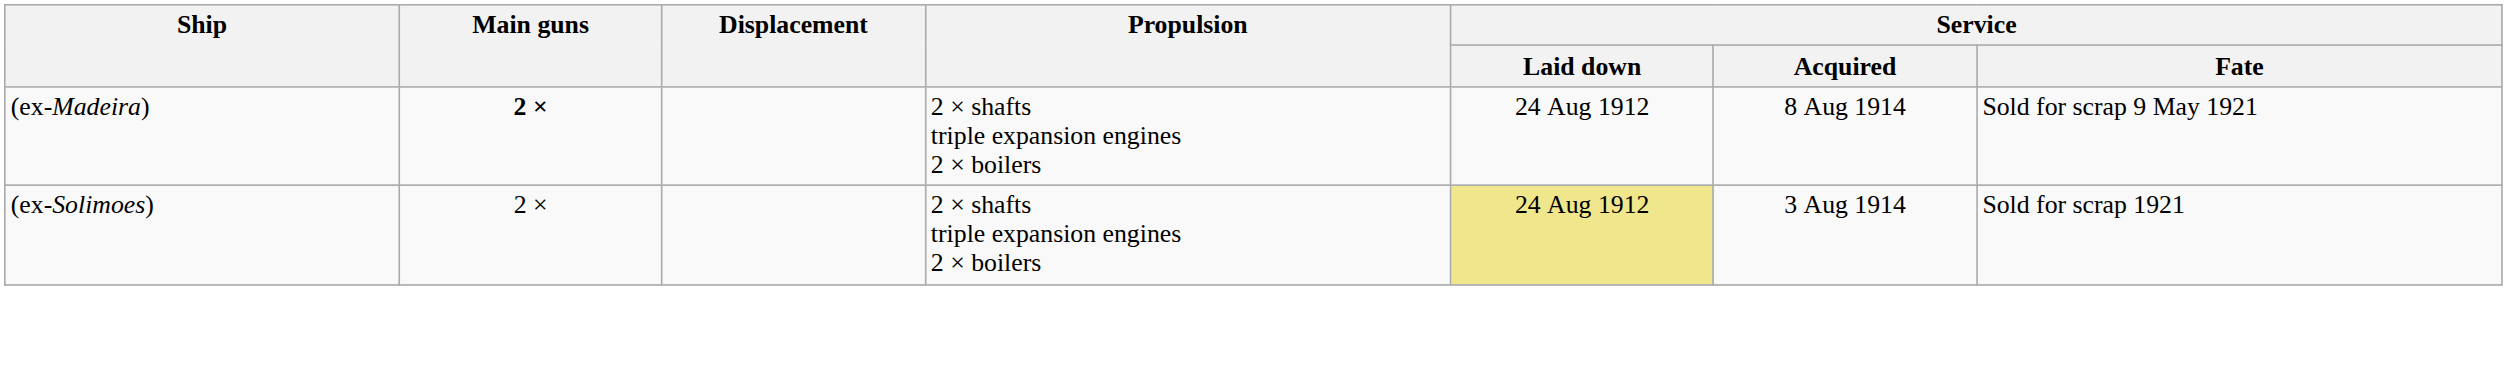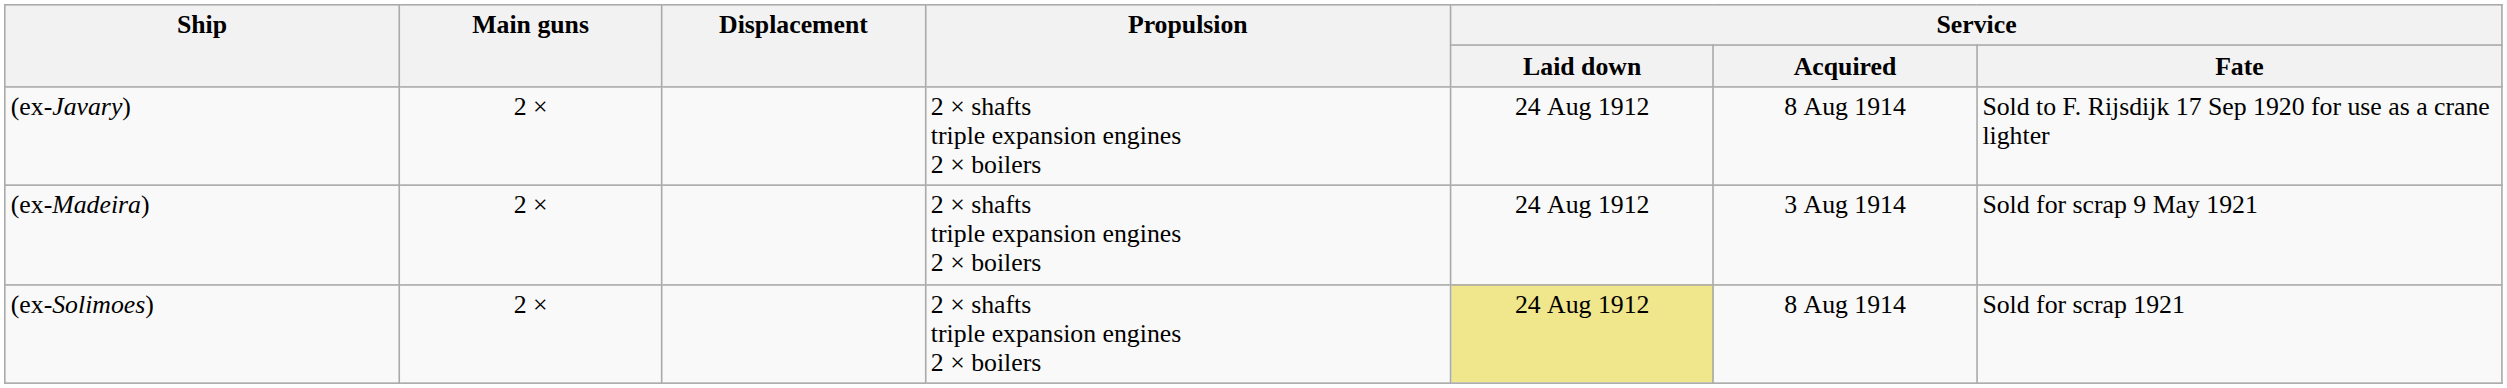+ row: (71, 106)
(531, 106) bold -> (531, 205) normal
(1845, 106) 8 Aug 1914 -> (1845, 205) 3 Aug 1914
(1845, 205) 3 Aug 1914 -> (1845, 304) 8 Aug 1914
